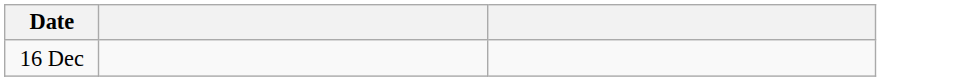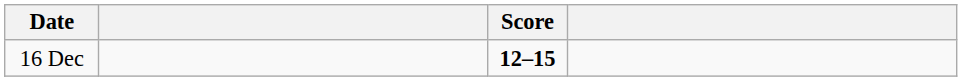+ column: (528, 22)
